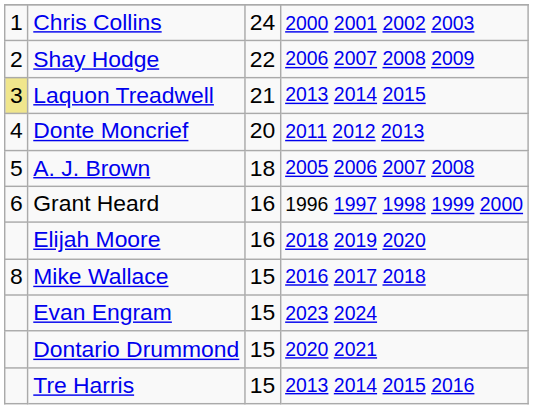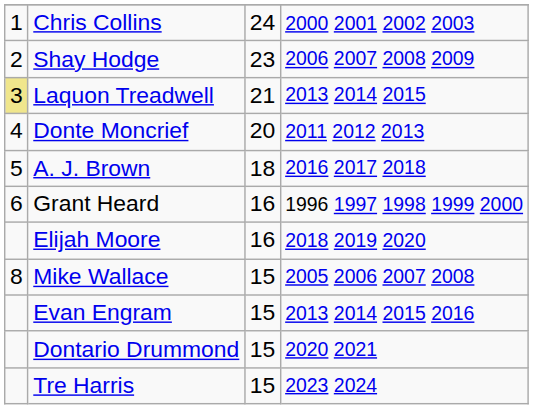(263, 58) 22 -> (263, 58) 23
(380, 168) 2005 2006 2007 2008 -> (355, 168) 2016 2017 2018
(355, 277) 2016 2017 2018 -> (380, 277) 2005 2006 2007 2008
(331, 313) 2023 2024 -> (380, 313) 2013 2014 2015 2016
(380, 386) 2013 2014 2015 2016 -> (331, 386) 2023 2024
